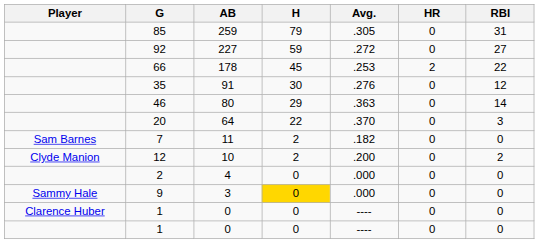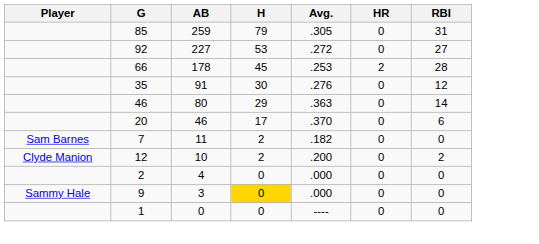(296, 49) 59 -> (261, 49) 53
(500, 67) 22 -> (441, 67) 28
(228, 121) 64 -> (201, 121) 46
(296, 121) 22 -> (261, 121) 17
(500, 121) 3 -> (441, 121) 6
- row: (65, 211)
